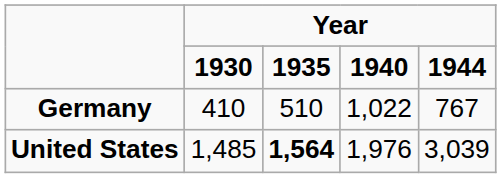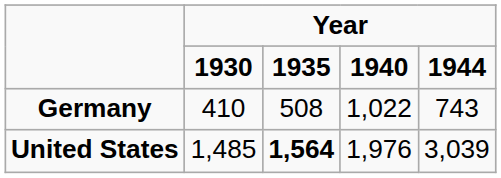(301, 108) 510 -> (301, 108) 508
(457, 108) 767 -> (457, 108) 743
